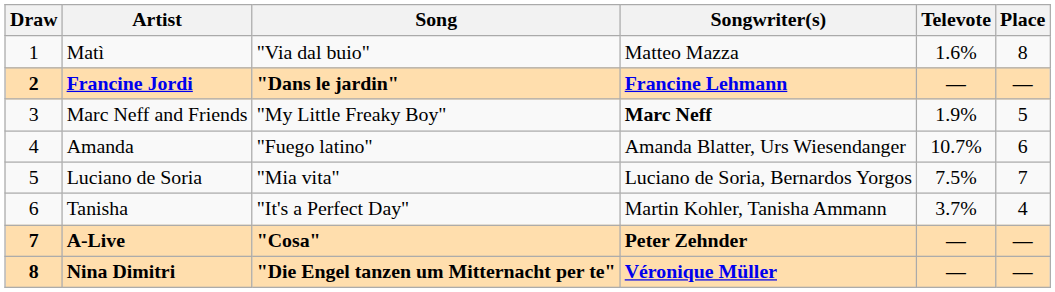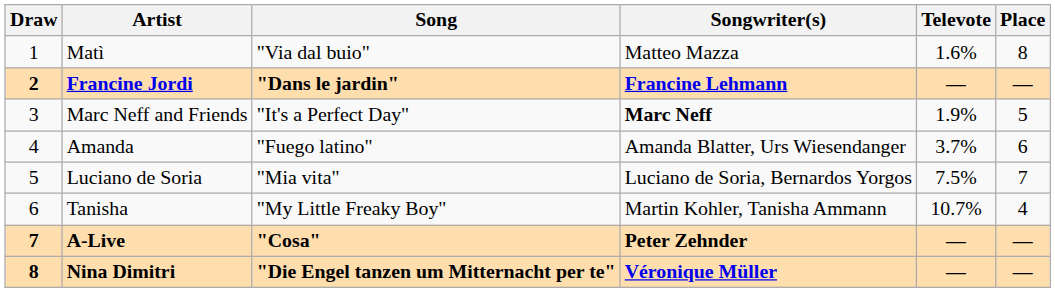(352, 114) "My Little Freaky Boy" -> (333, 114) "It's a Perfect Day"
(956, 146) 10.7% -> (956, 146) 3.7%
(333, 209) "It's a Perfect Day" -> (352, 209) "My Little Freaky Boy"
(956, 209) 3.7% -> (956, 209) 10.7%
